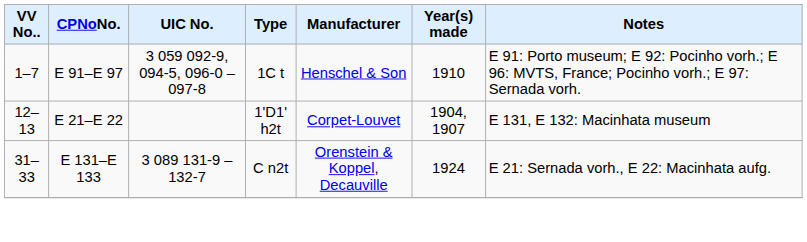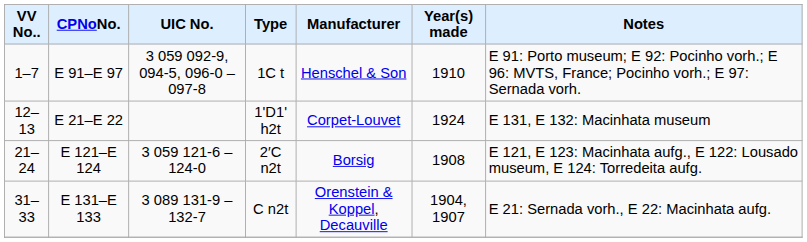(448, 120) 1904, 1907 -> (448, 120) 1924
+ row: (89, 160)
(448, 169) 1924 -> (448, 208) 1904, 1907
